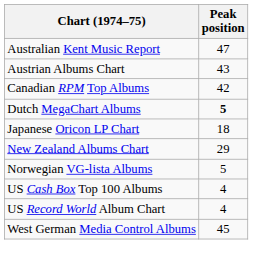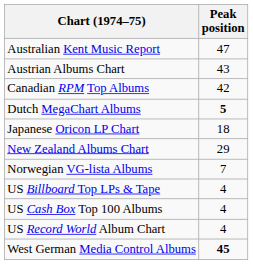(223, 169) 5 -> (223, 169) 7
+ row: (84, 189)
(223, 229) normal -> (223, 249) bold
